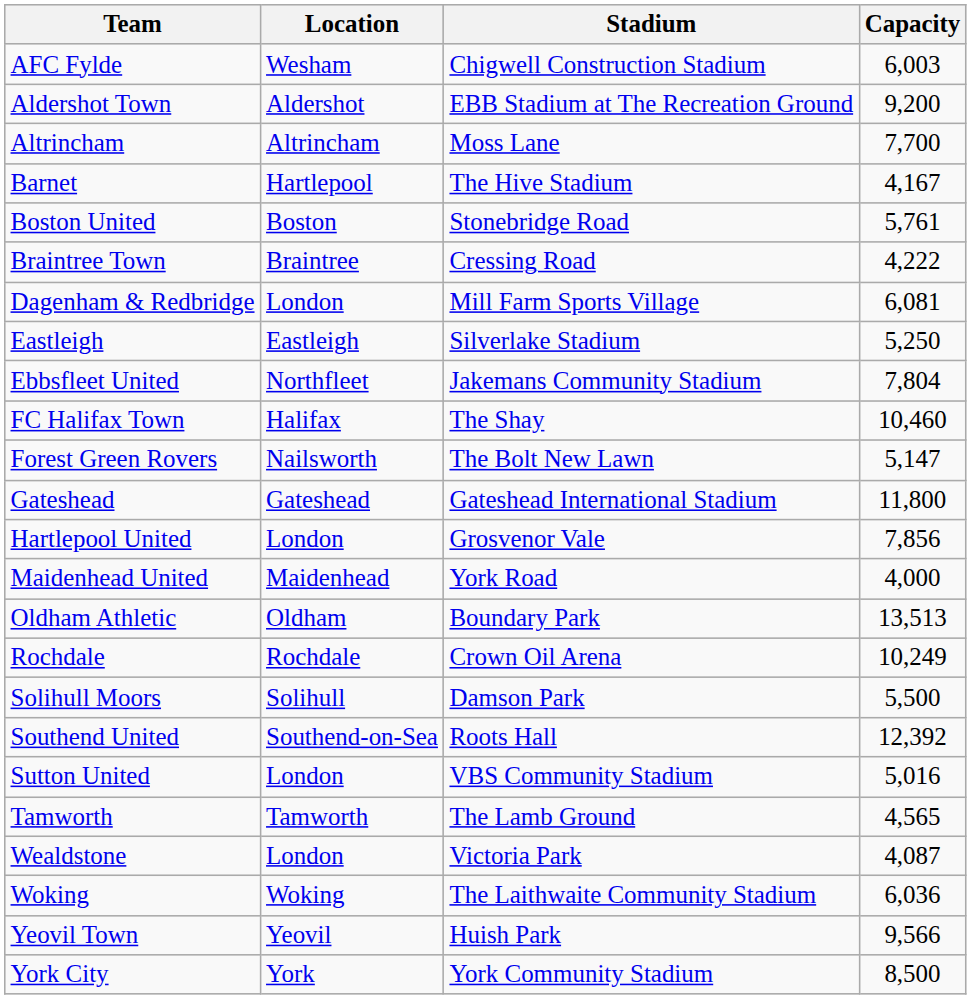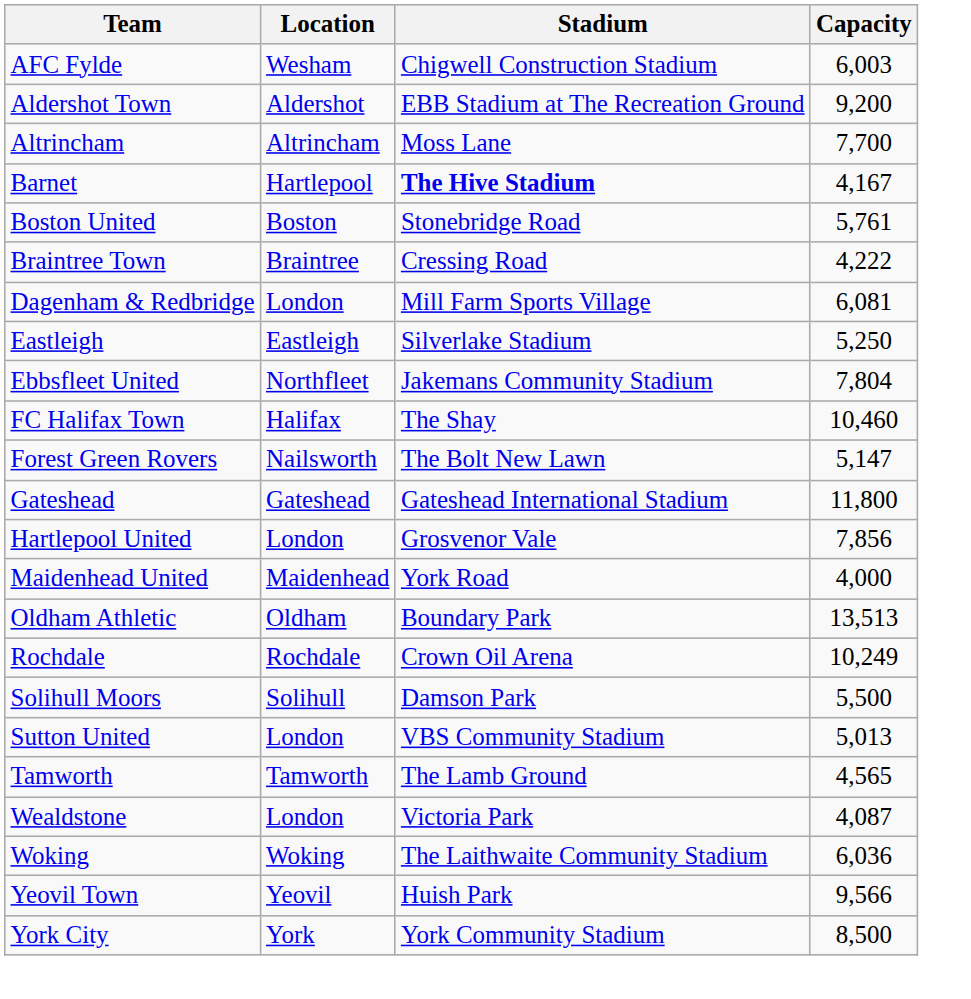(541, 182) normal -> (498, 182) bold
- row: (95, 736)
(912, 776) 5,016 -> (864, 736) 5,013
